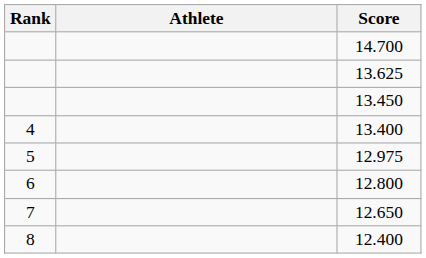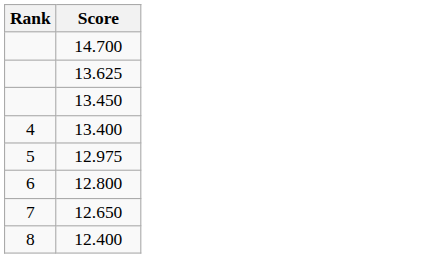- column: (196, 18)
